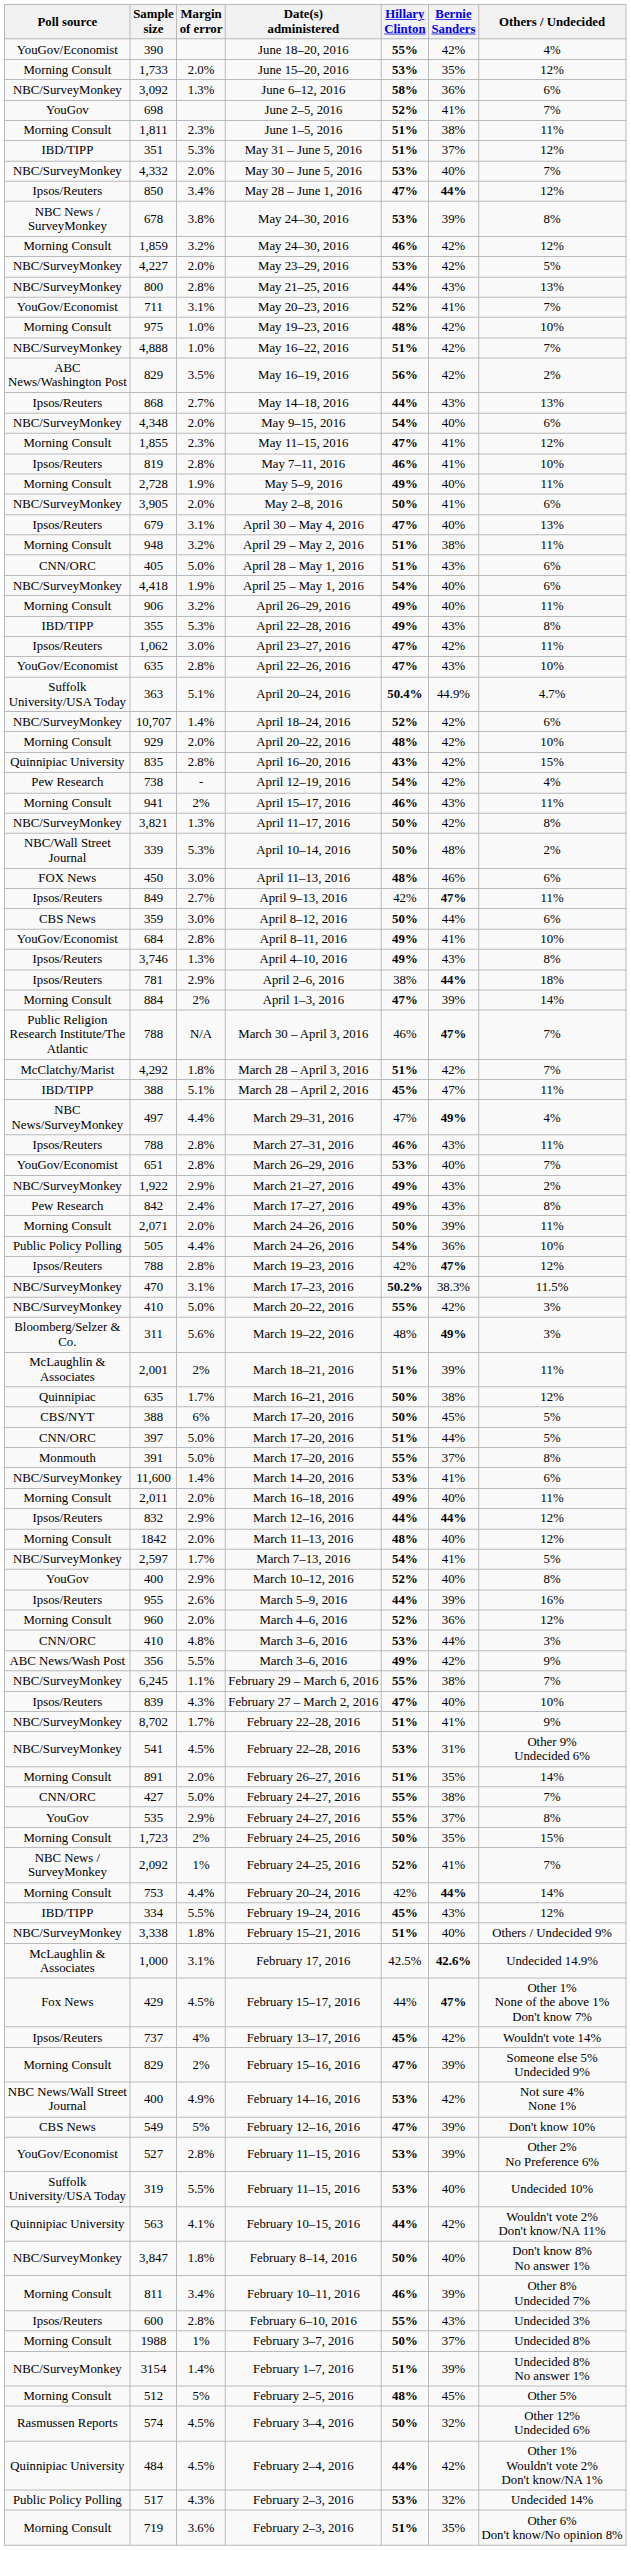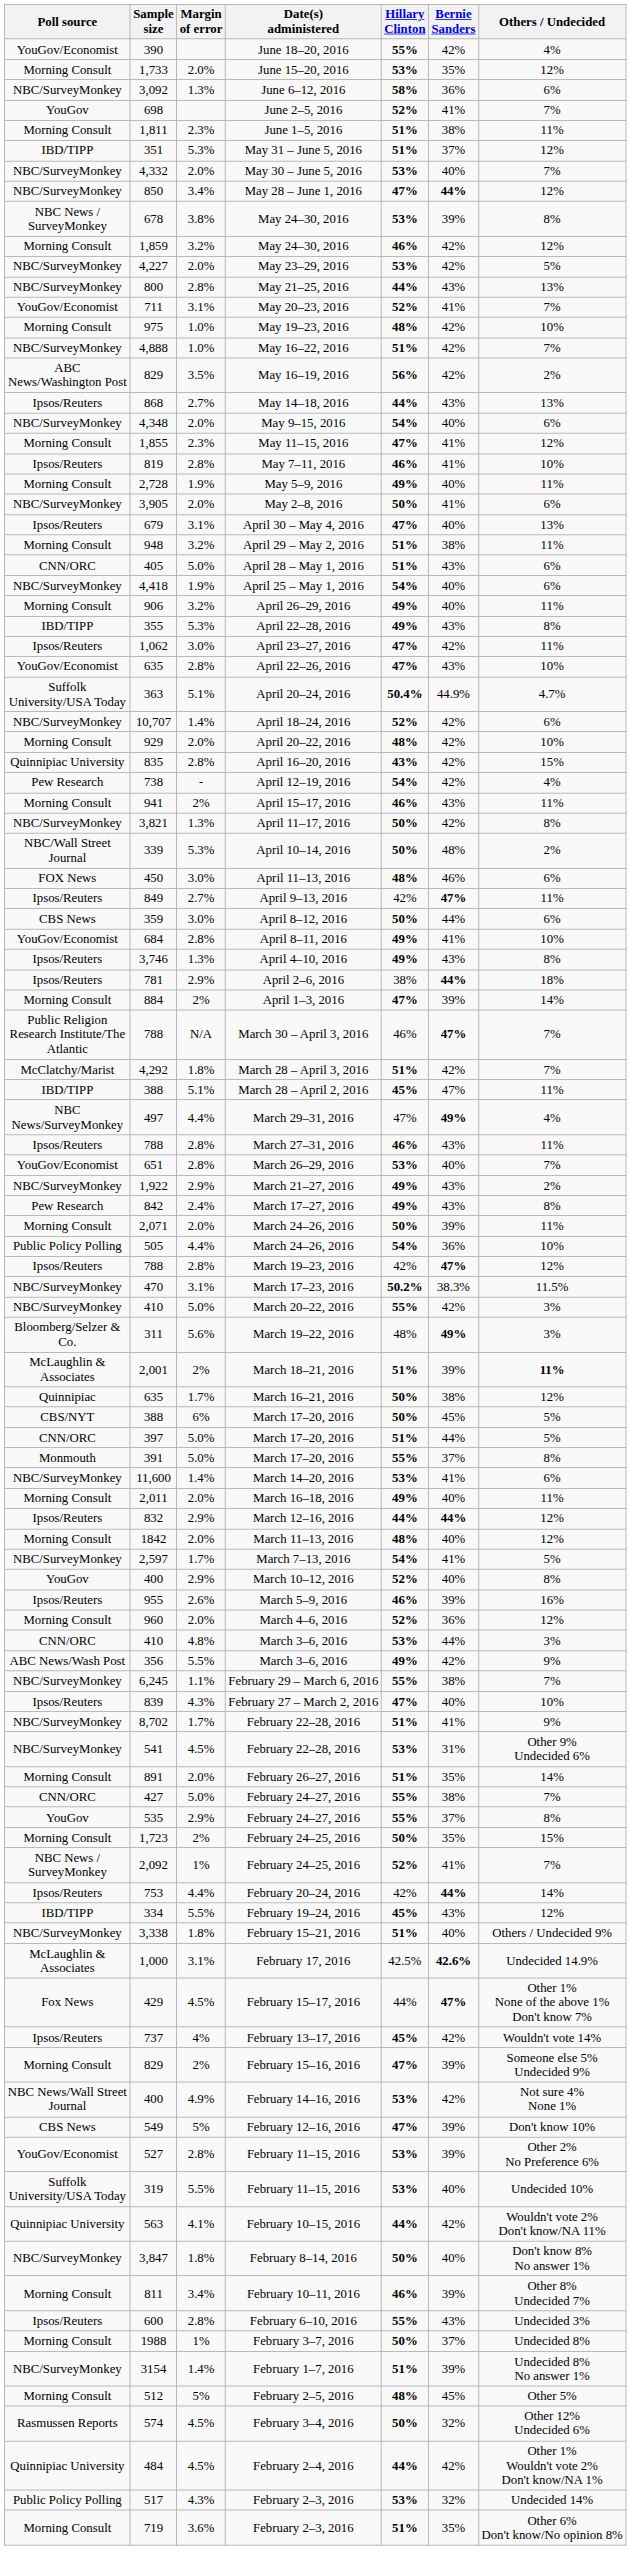(67, 191) Ipsos/Reuters -> (67, 191) NBC/SurveyMonkey
(552, 1369) normal -> (552, 1369) bold
(405, 1599) 44% -> (405, 1599) 46%
(67, 1892) Morning Consult -> (67, 1892) Ipsos/Reuters
